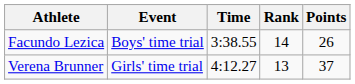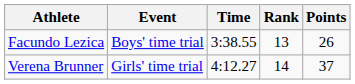(281, 42) 14 -> (281, 42) 13
(281, 67) 13 -> (281, 67) 14
